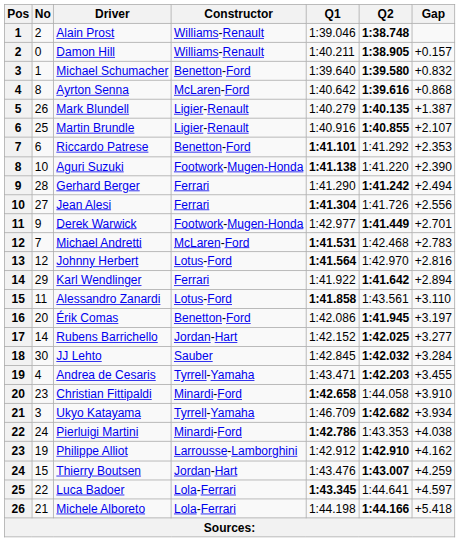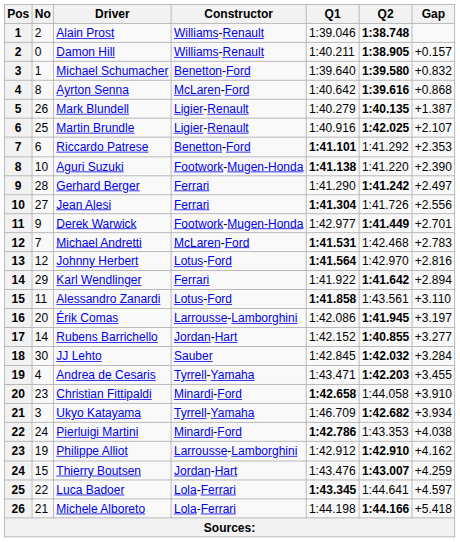(386, 128) 1:40.855 -> (386, 128) 1:42.025
(433, 185) +2.494 -> (433, 185) +2.497
(212, 318) Benetton-Ford -> (236, 318) Larrousse-Lamborghini
(386, 337) 1:42.025 -> (386, 337) 1:40.855
